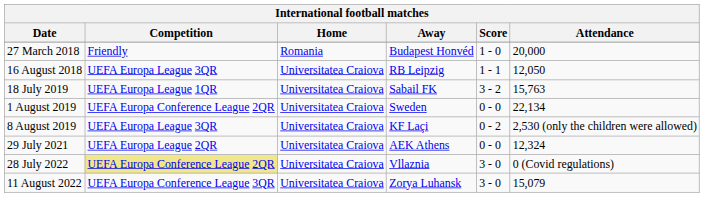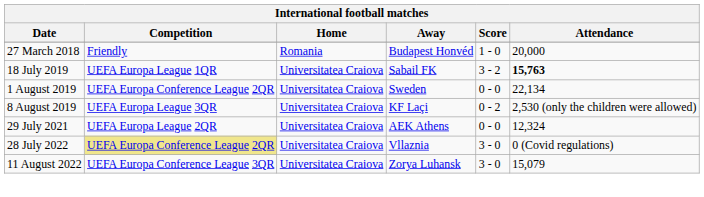- row: (45, 70)
(529, 88) normal -> (529, 70) bold
